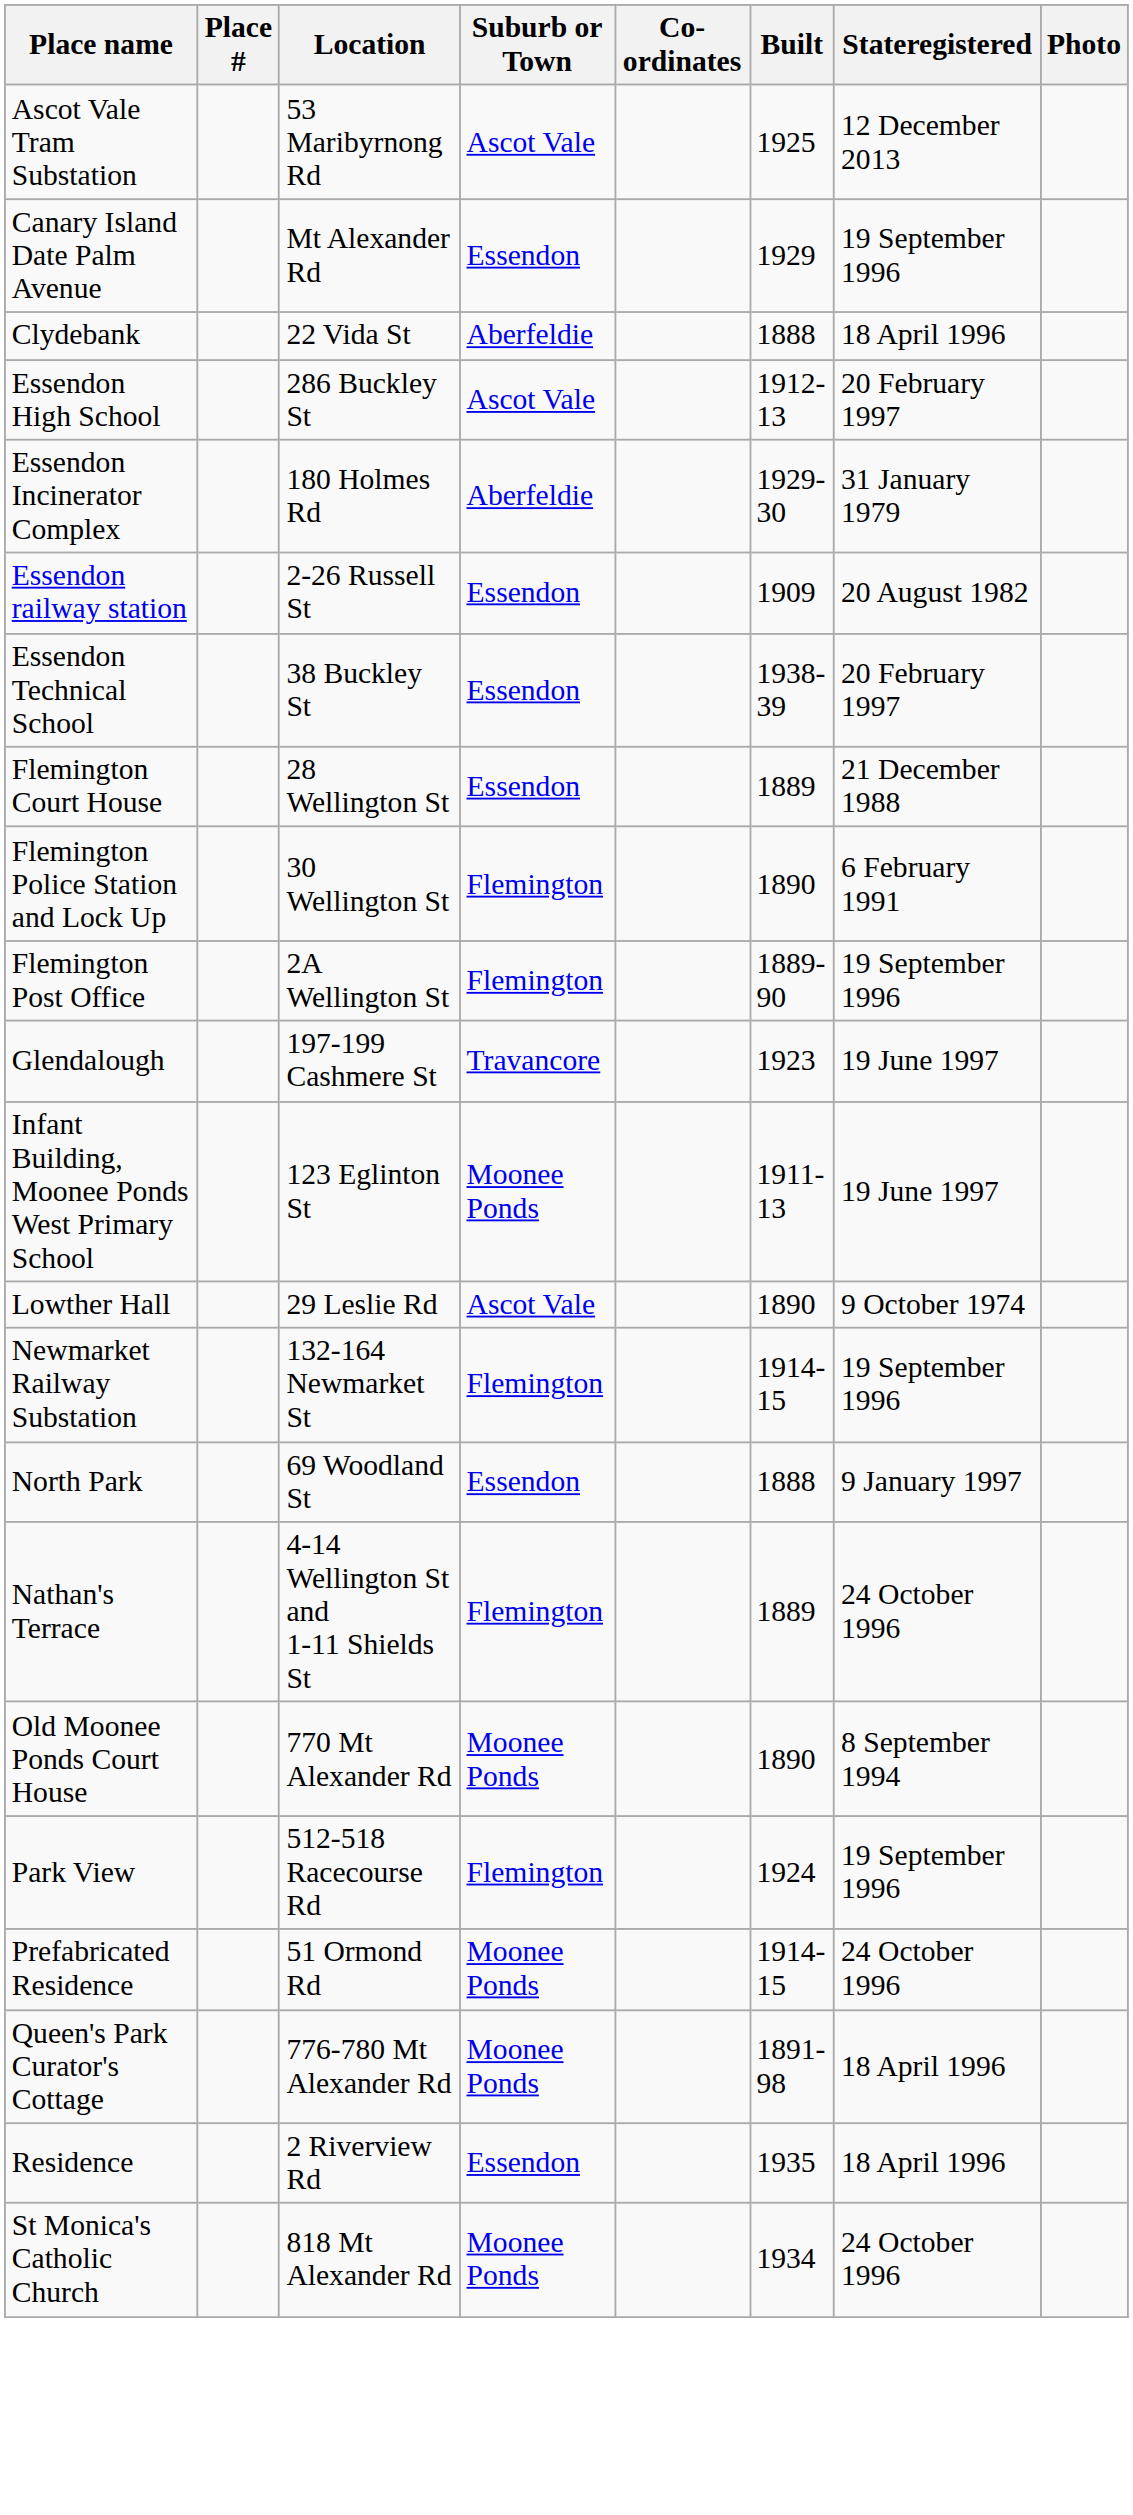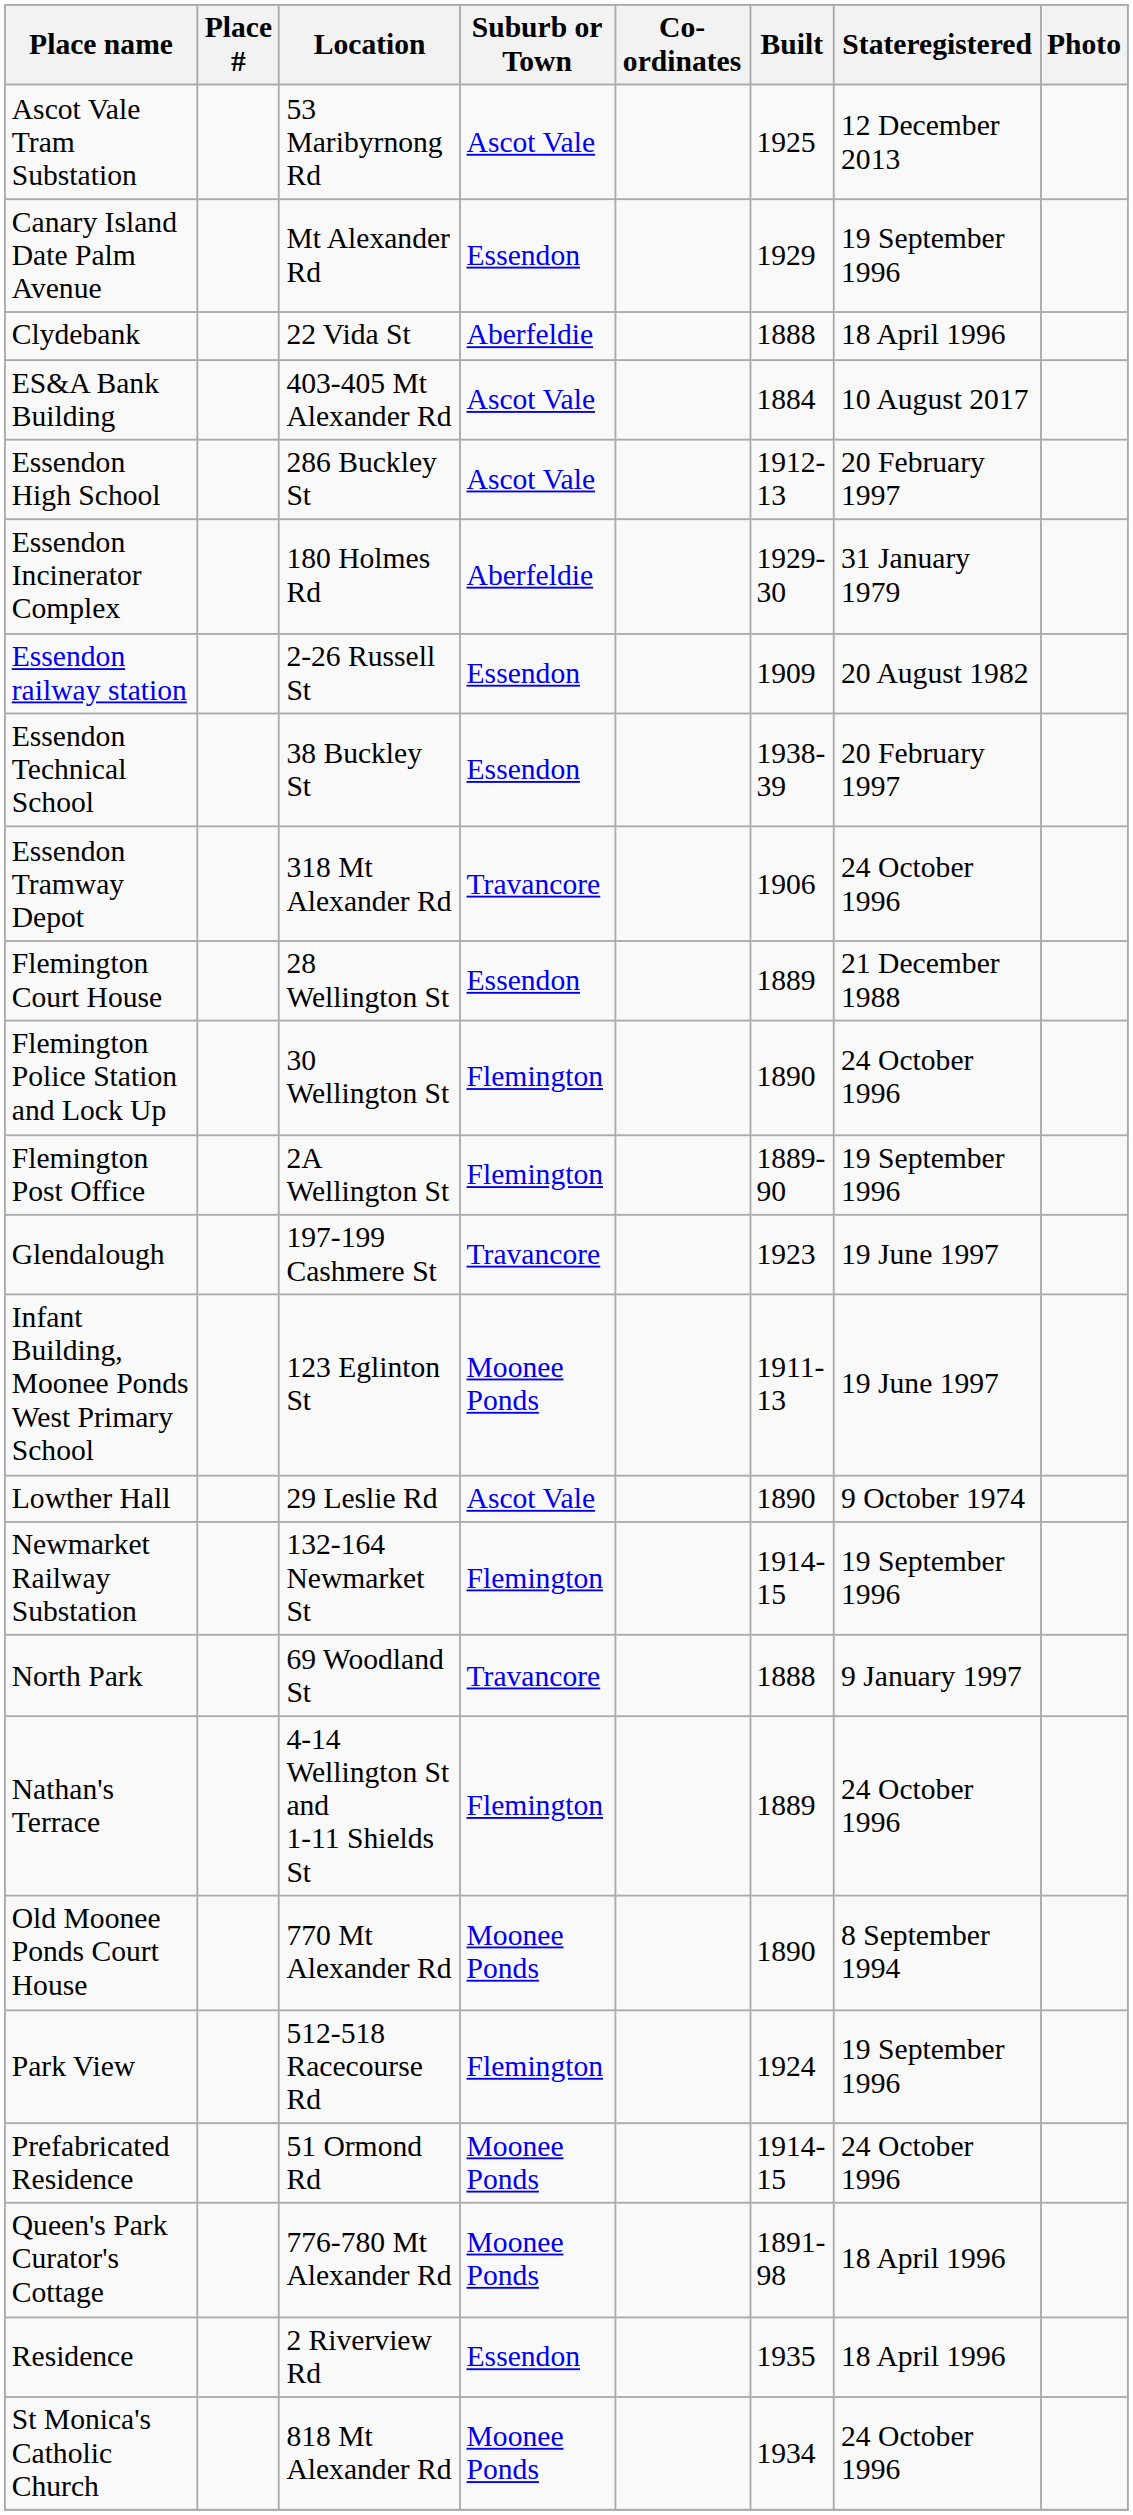+ row: (85, 398)
+ row: (68, 883)
(906, 883) 6 February 1991 -> (907, 1077) 24 October 1996
(523, 1481) Essendon -> (533, 1675) Travancore
